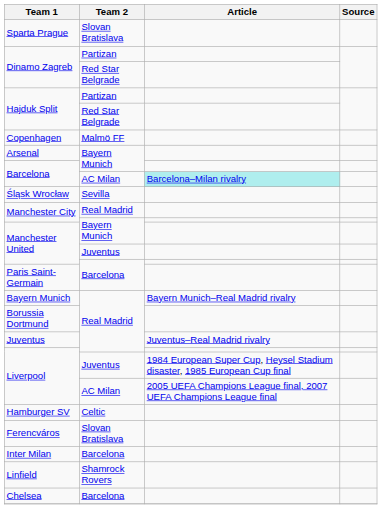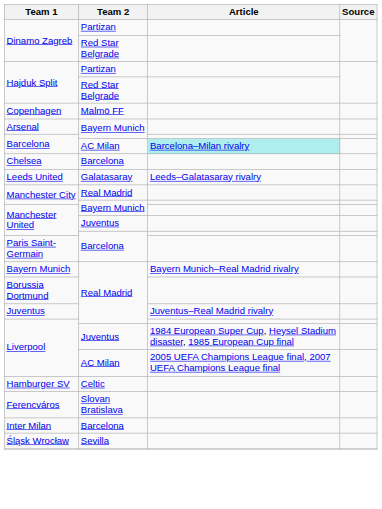- row: (37, 32)
rows swapped: (24, 495) <-> (38, 194)
+ row: (35, 176)
- row: (22, 474)
